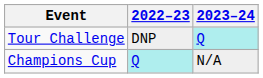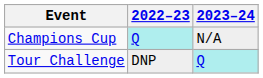rows swapped: (66, 39) <-> (62, 61)
